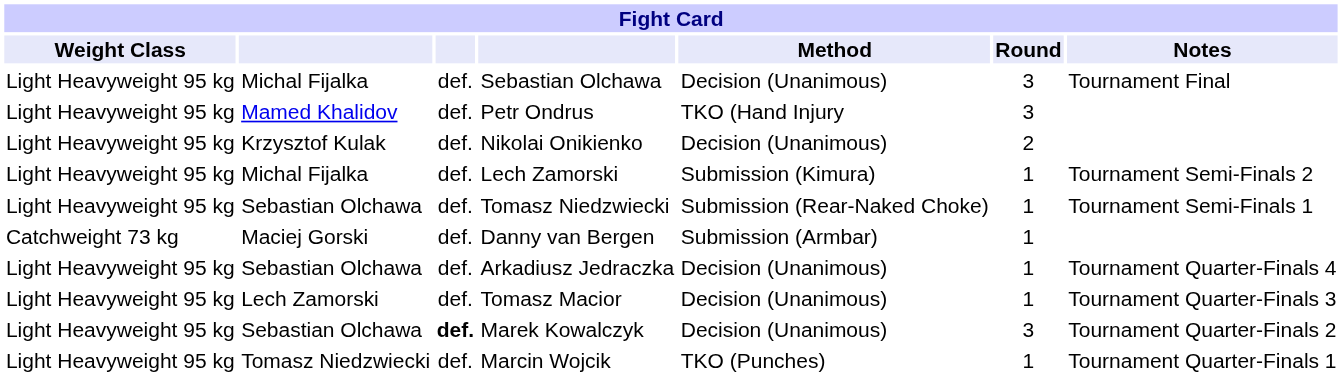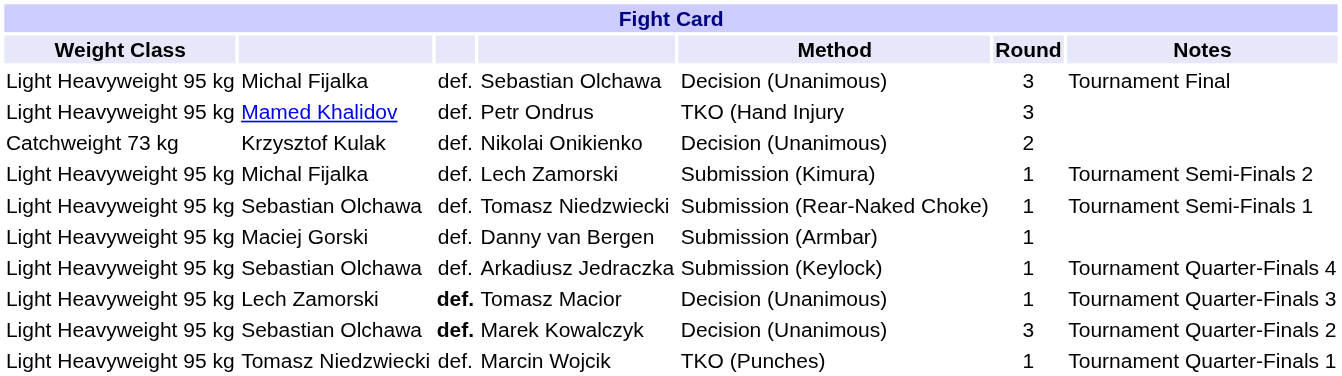(120, 143) Light Heavyweight 95 kg -> (92, 143) Catchweight 73 kg
(92, 236) Catchweight 73 kg -> (120, 236) Light Heavyweight 95 kg
(784, 268) Decision (Unanimous) -> (782, 268) Submission (Keylock)
(455, 299) normal -> (455, 299) bold
